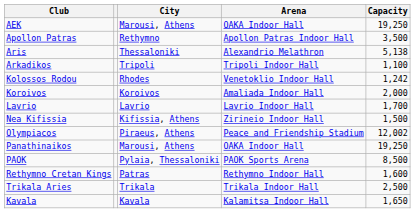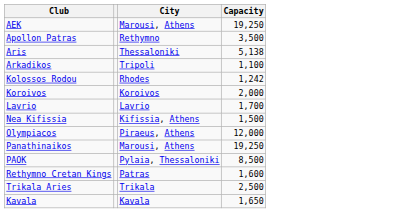- column: (294, 11)
(393, 133) 12,002 -> (249, 133) 12,000
